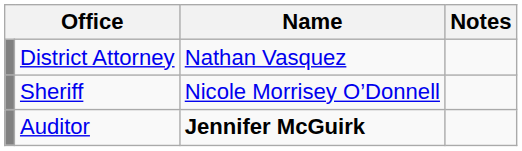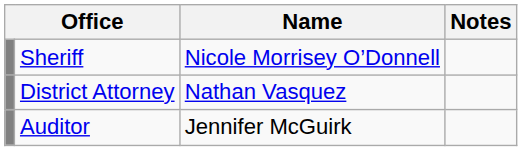rows swapped: (97, 57) <-> (52, 92)
(275, 127) bold -> (268, 127) normal
